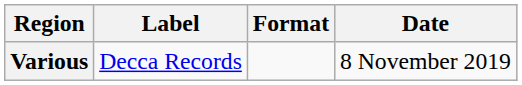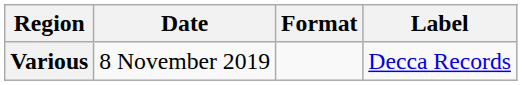columns swapped: (425, 23) <-> (171, 23)
